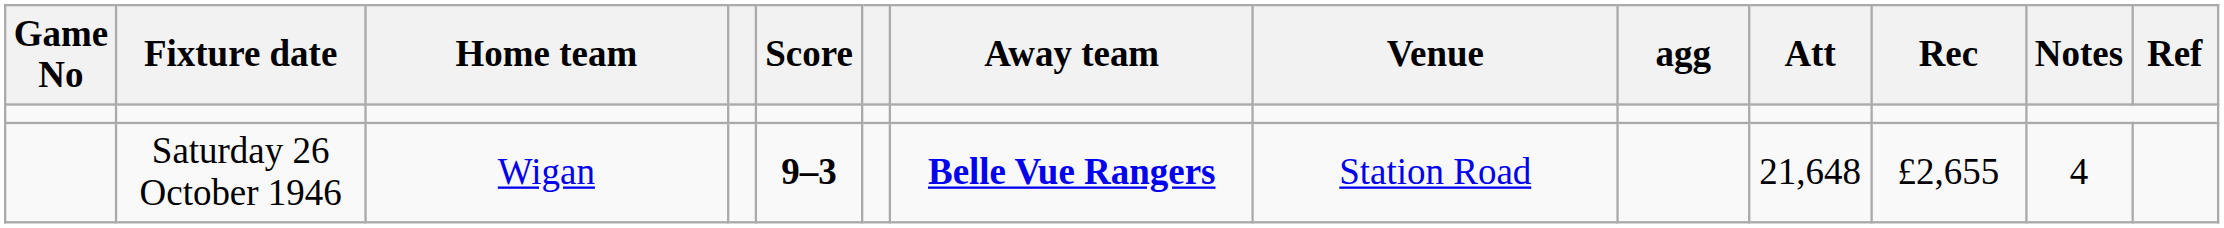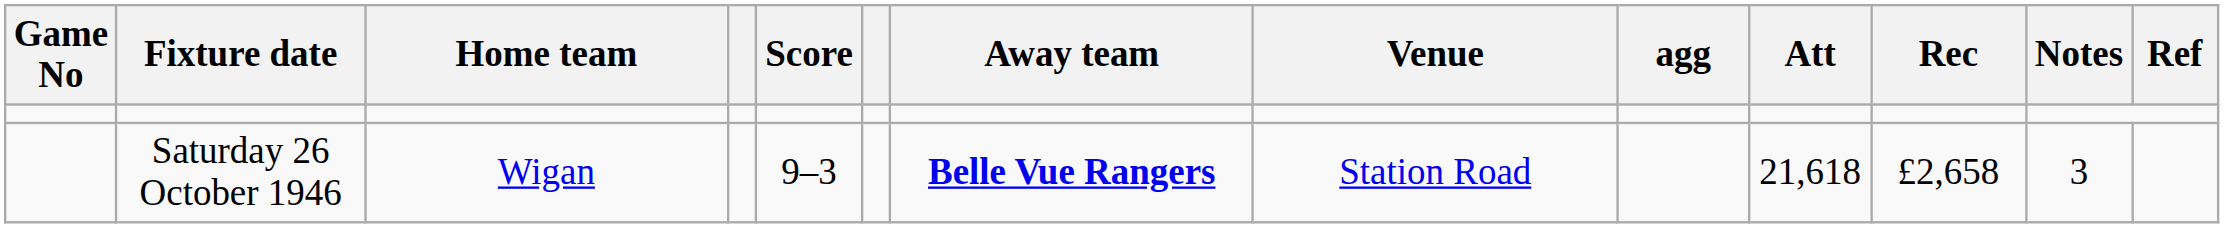(809, 171) bold -> (809, 171) normal
(1810, 171) 21,648 -> (1810, 171) 21,618
(1948, 171) £2,655 -> (1948, 171) £2,658
(2079, 171) 4 -> (2079, 171) 3
